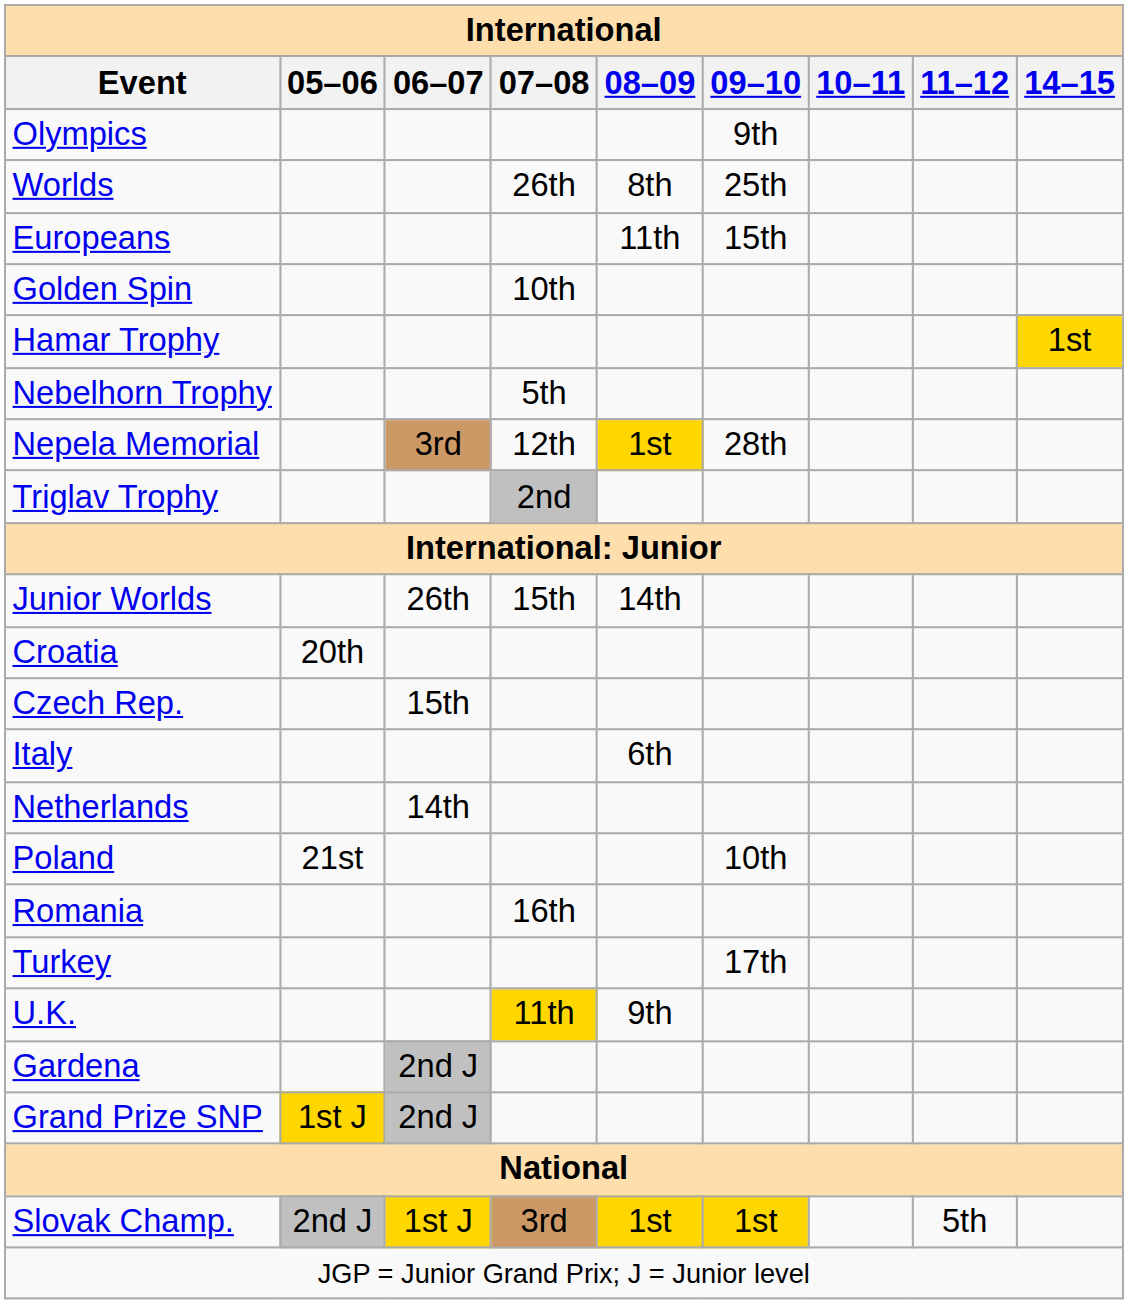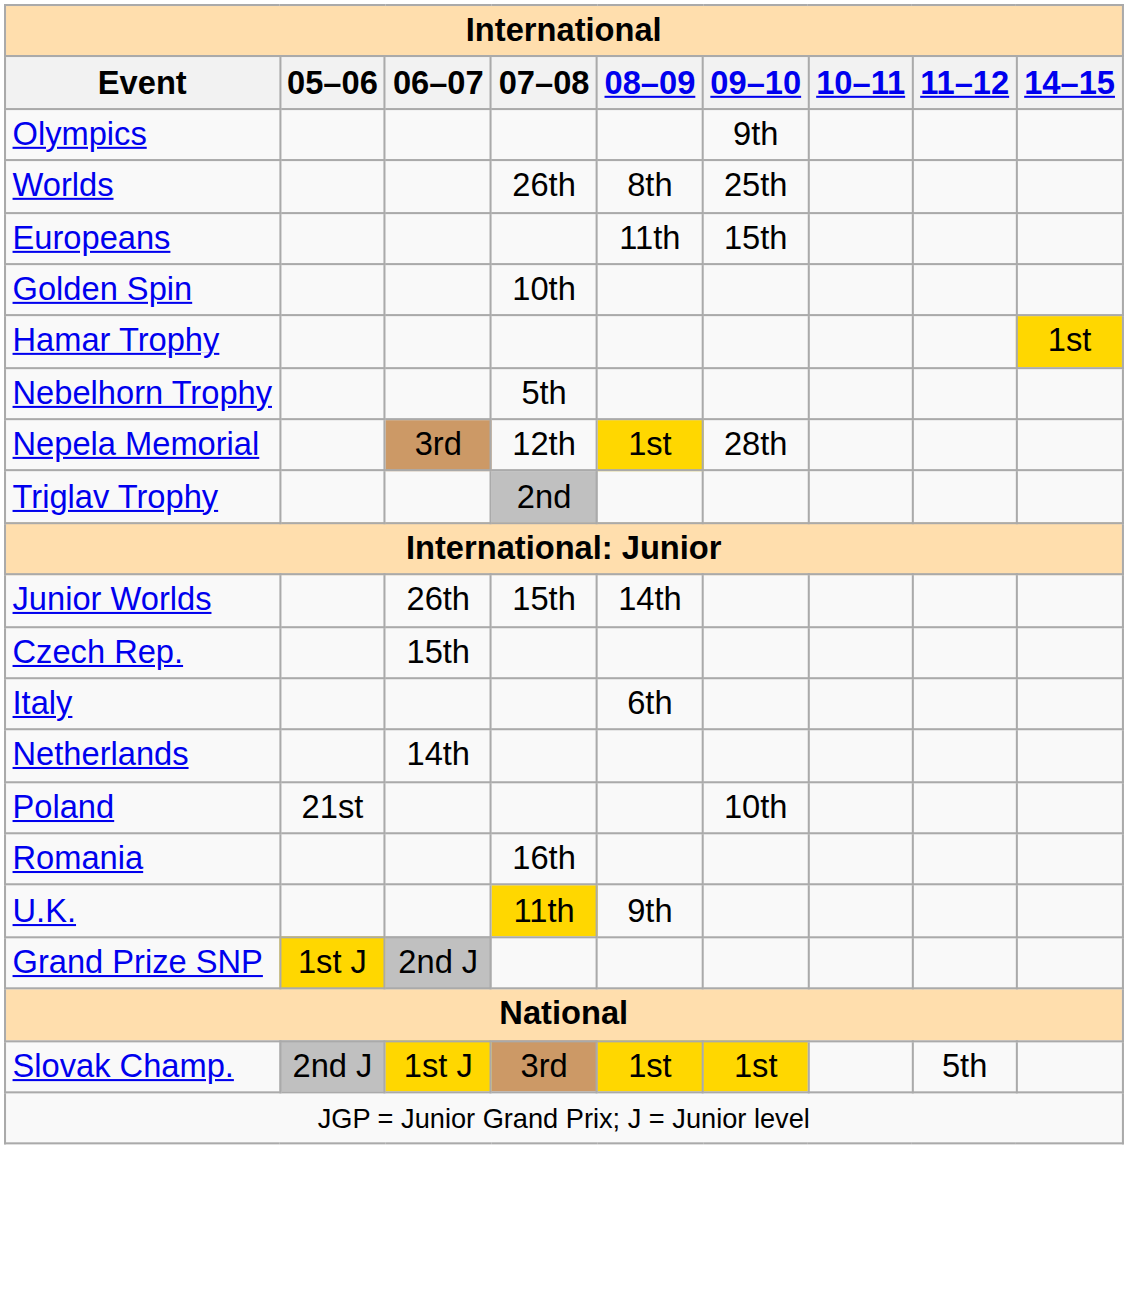- row: (65, 651)
- row: (62, 962)
- row: (76, 1065)
